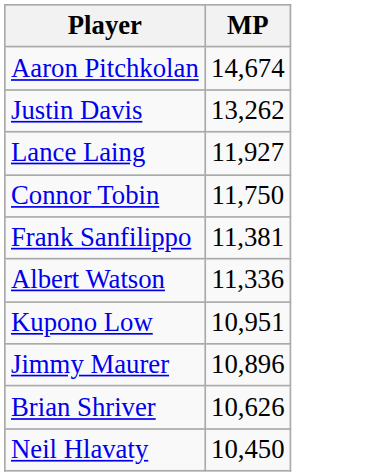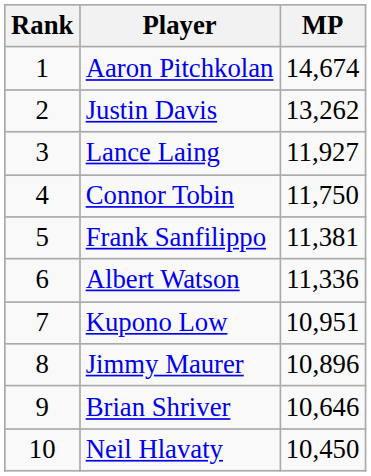+ column: (42, 25)
(248, 407) 10,626 -> (323, 407) 10,646
